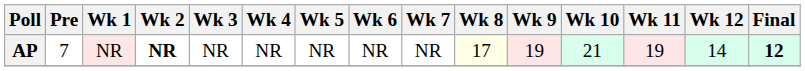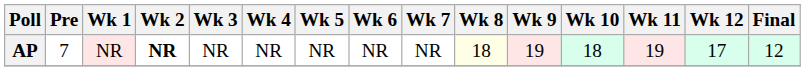(481, 50) 17 -> (481, 50) 18
(592, 50) 21 -> (592, 50) 18
(717, 50) 14 -> (717, 50) 17
(774, 50) bold -> (774, 50) normal
